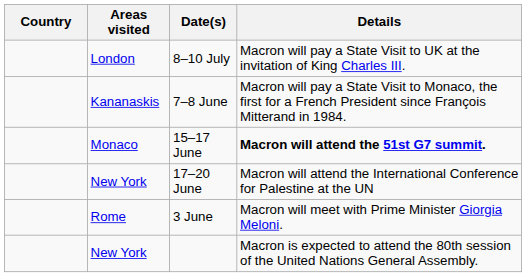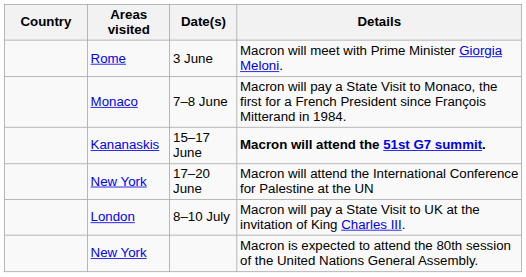rows swapped: (193, 217) <-> (201, 58)
(125, 101) Kananaskis -> (114, 101) Monaco
(114, 145) Monaco -> (125, 145) Kananaskis
